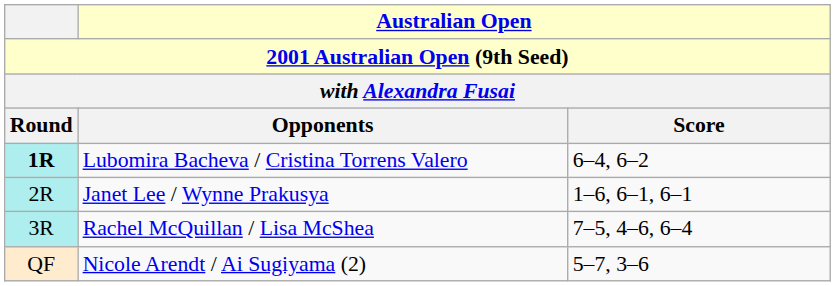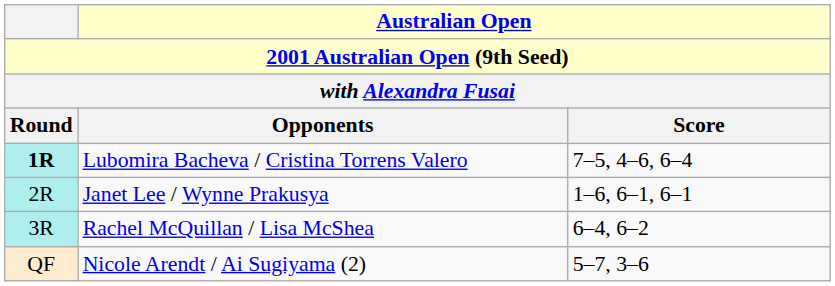(611, 159) 6–4, 6–2 -> (633, 159) 7–5, 4–6, 6–4
(633, 228) 7–5, 4–6, 6–4 -> (611, 228) 6–4, 6–2
